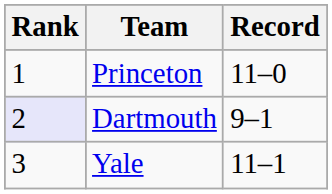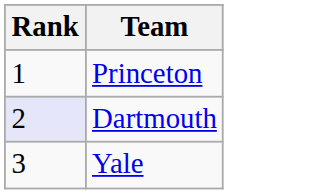- column: (275, 27)
